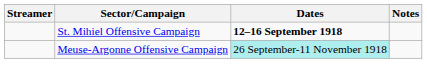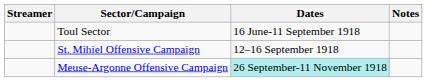+ row: (84, 31)
(288, 31) bold -> (286, 49) normal
